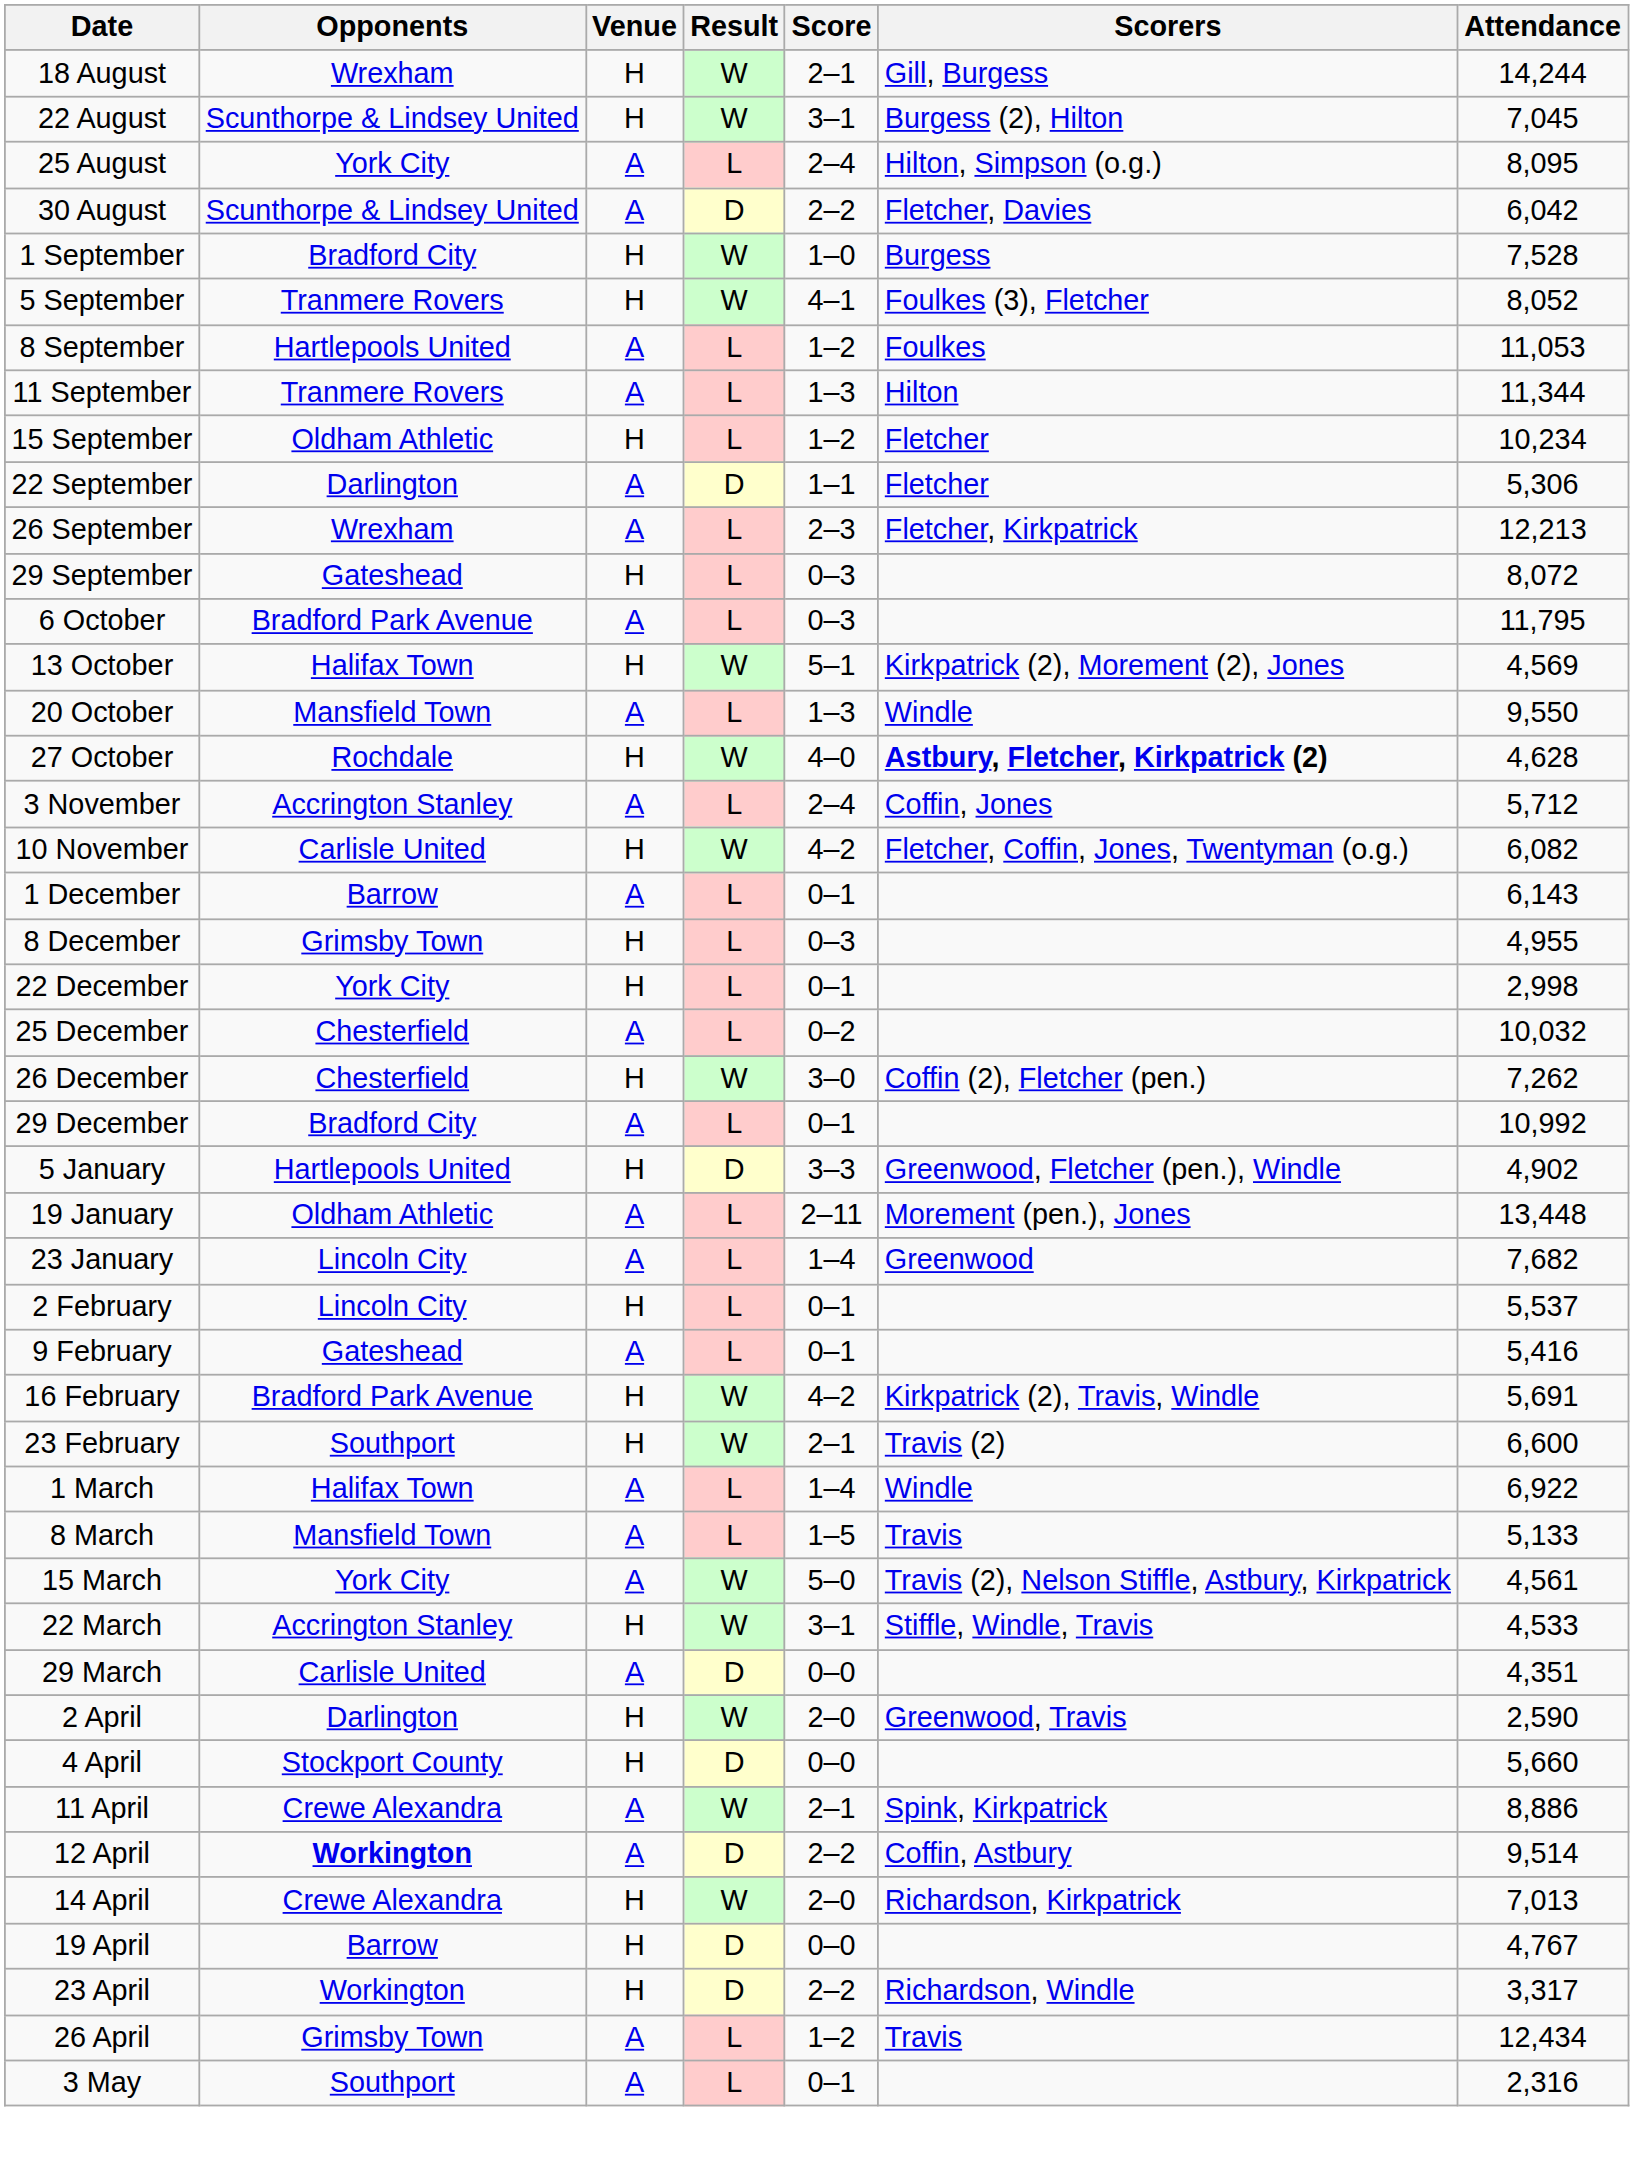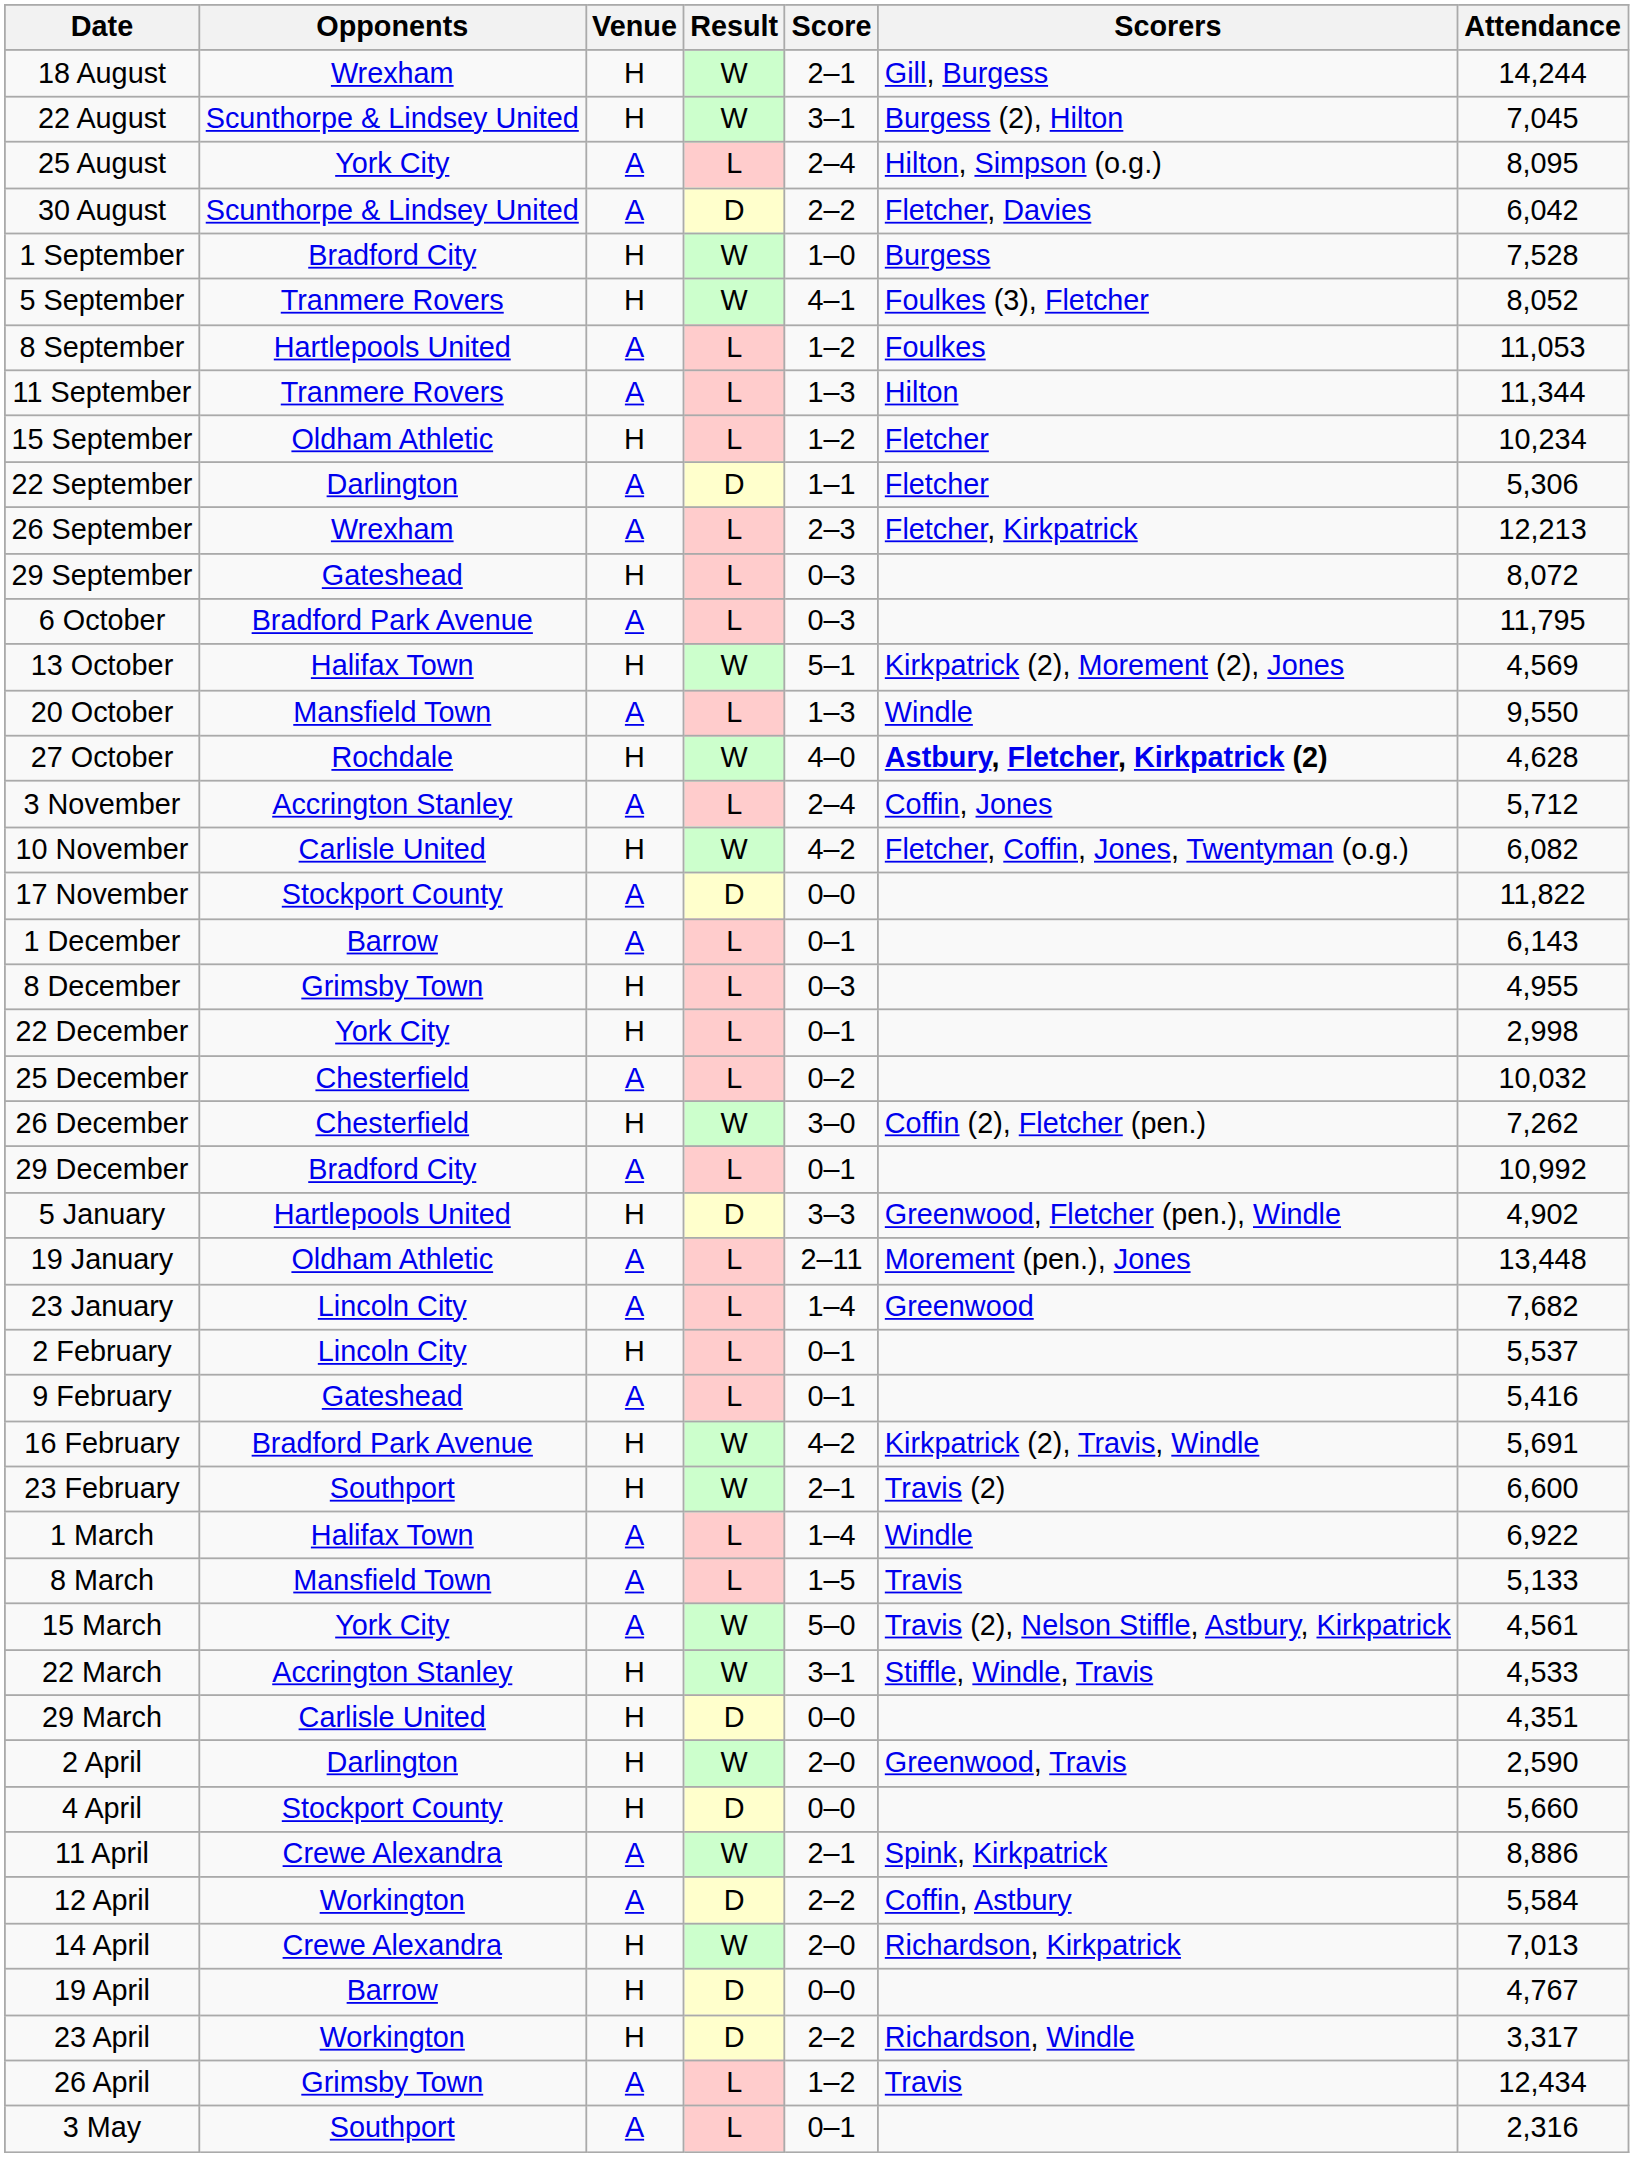+ row: (102, 895)
(634, 1671) A -> (634, 1717) H
(392, 1854) bold -> (392, 1900) normal
(1543, 1854) 9,514 -> (1543, 1900) 5,584
